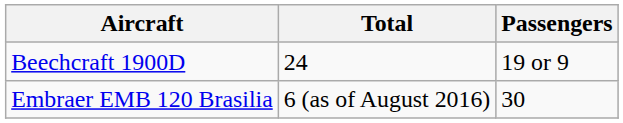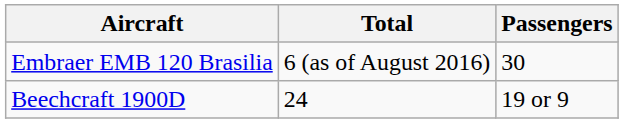rows swapped: (142, 99) <-> (98, 61)
